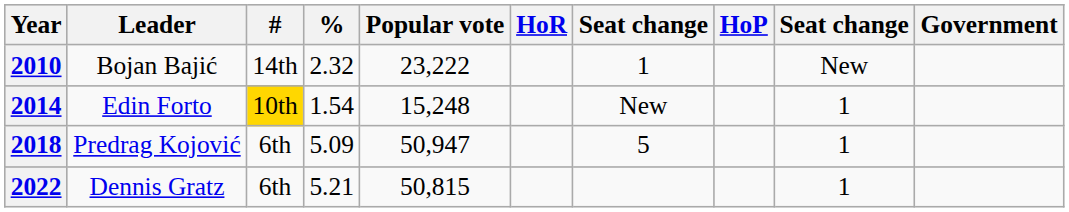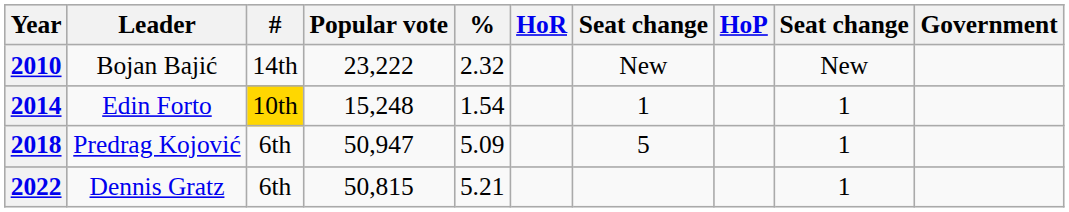columns swapped: (435, 24) <-> (332, 24)
(643, 65) 1 -> (643, 65) New
(643, 105) New -> (643, 105) 1
